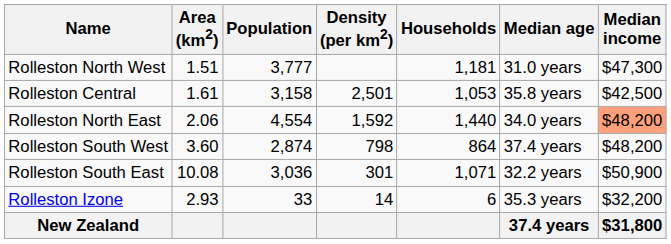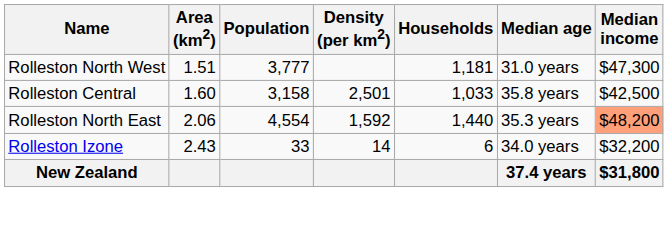(202, 93) 1.61 -> (200, 93) 1.60
(475, 93) 1,053 -> (473, 93) 1,033
(543, 120) 34.0 years -> (540, 120) 35.3 years
- row: (88, 146)
- row: (86, 172)
(202, 199) 2.93 -> (200, 146) 2.43
(543, 199) 35.3 years -> (540, 146) 34.0 years
